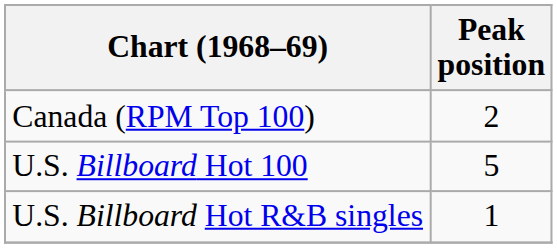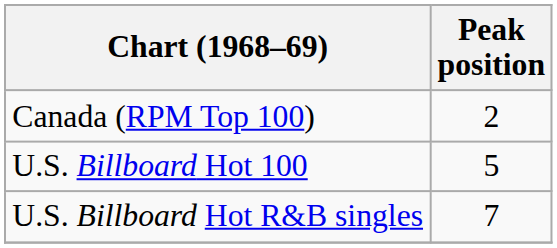(491, 215) 1 -> (491, 215) 7
